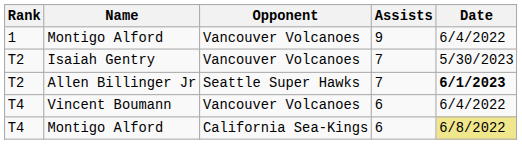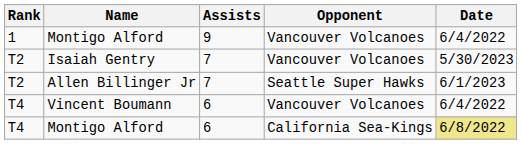columns swapped: (404, 16) <-> (286, 16)
(472, 83) bold -> (472, 83) normal
